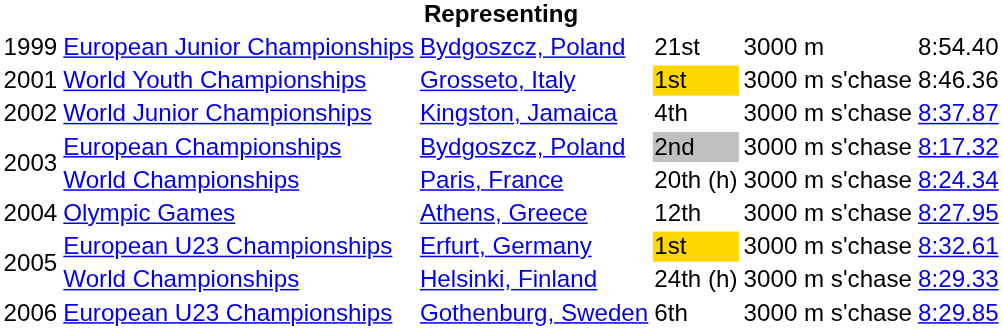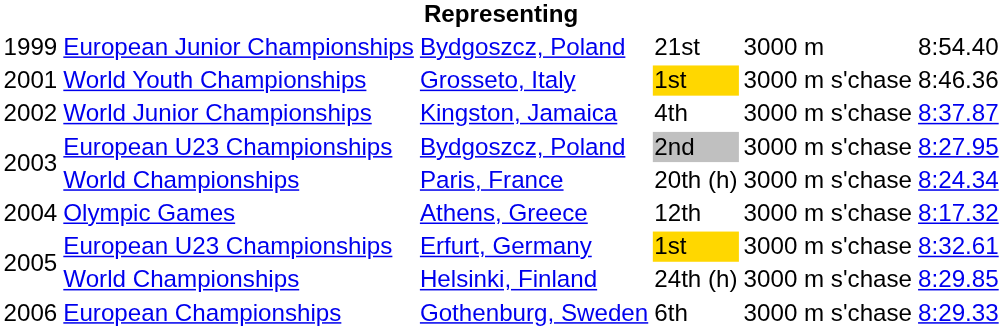(202, 146) European Championships -> (228, 146) European U23 Championships
(958, 146) 8:17.32 -> (958, 146) 8:27.95
(958, 213) 8:27.95 -> (958, 213) 8:17.32
(958, 279) 8:29.33 -> (958, 279) 8:29.85
(228, 312) European U23 Championships -> (202, 312) European Championships
(958, 312) 8:29.85 -> (958, 312) 8:29.33
